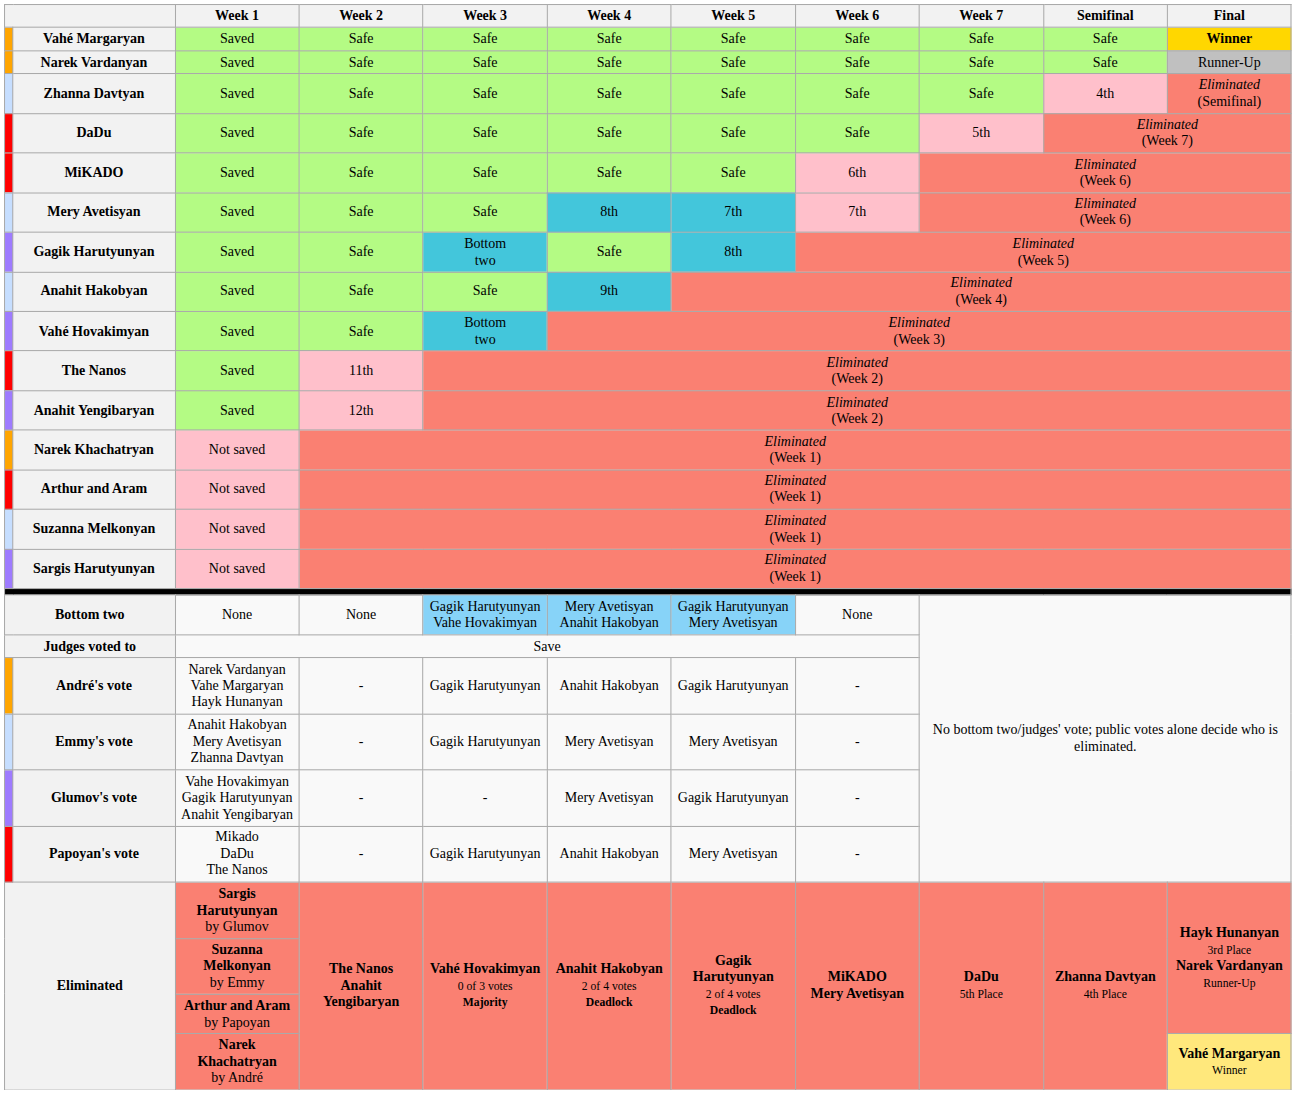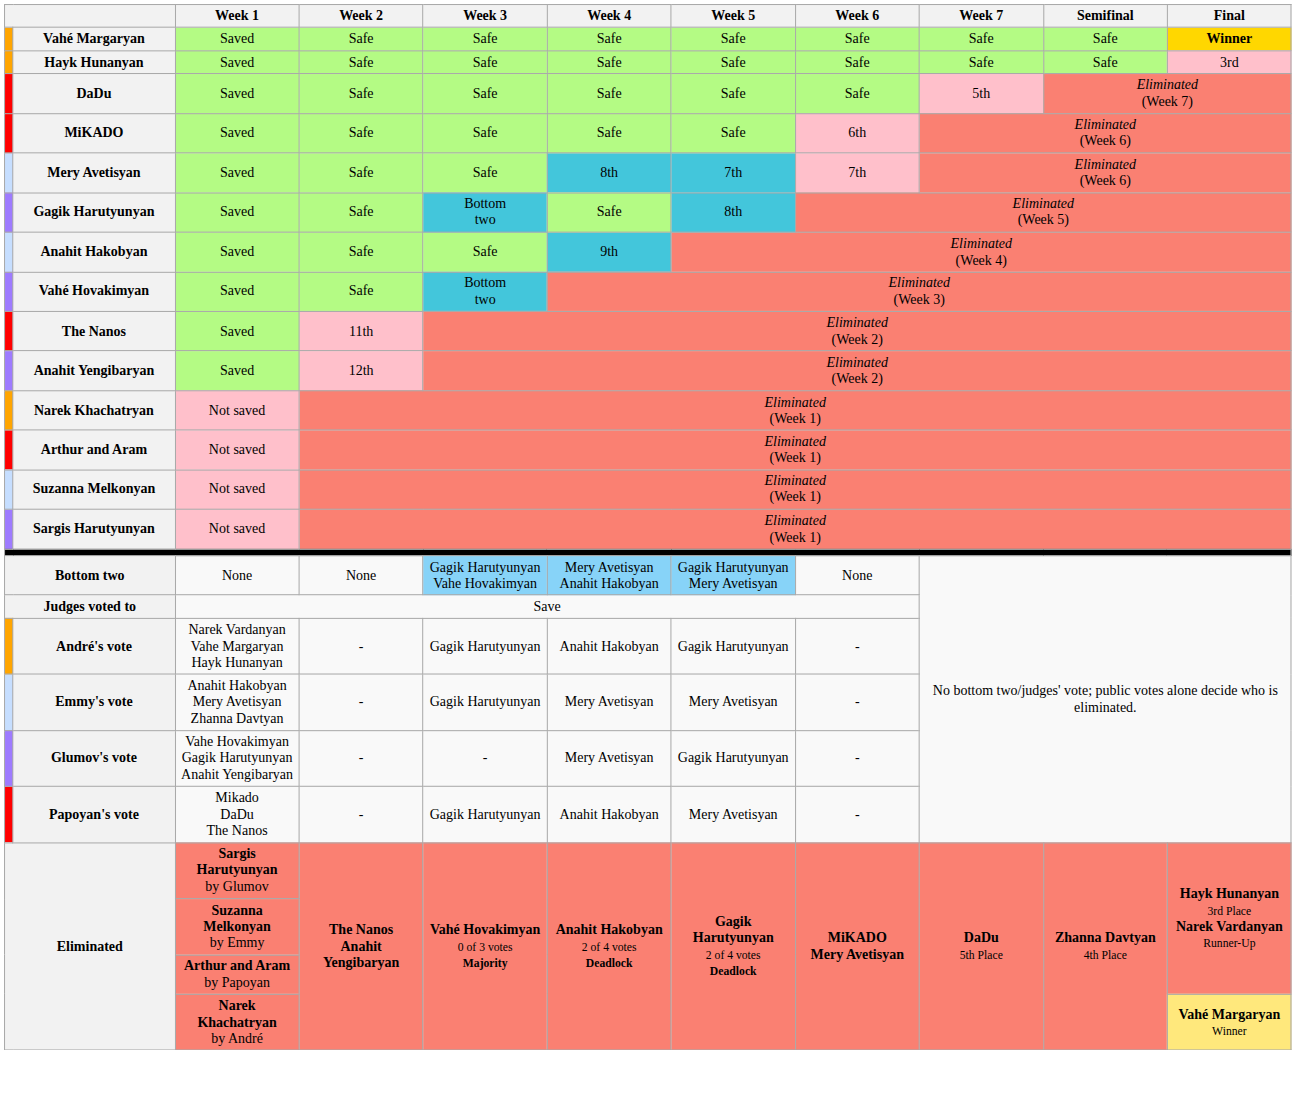- row: (94, 61)
+ row: (94, 61)
- row: (94, 93)
